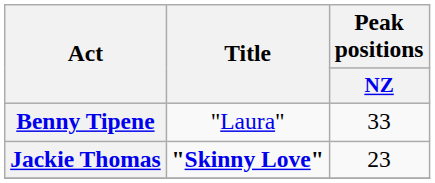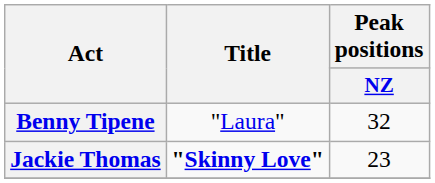(379, 121) 33 -> (379, 121) 32
